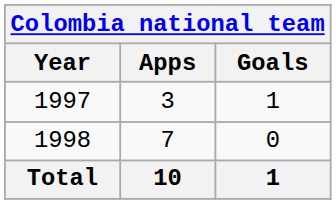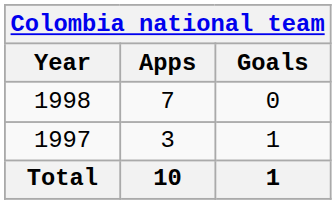rows swapped: (62, 102) <-> (62, 141)
